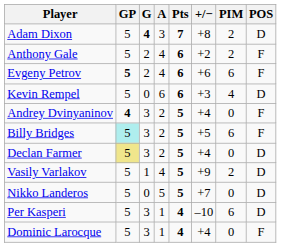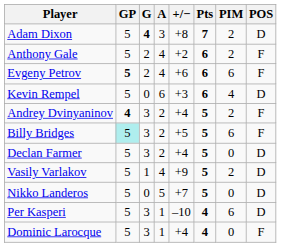columns swapped: (180, 14) <-> (204, 14)
(231, 113) 0 -> (231, 113) 2
(127, 152) khaki background -> (127, 152) no background
